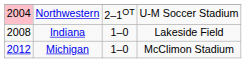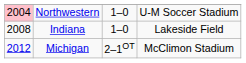(119, 14) 2–1OT -> (119, 13) 1–0
(119, 49) 1–0 -> (119, 48) 2–1OT
